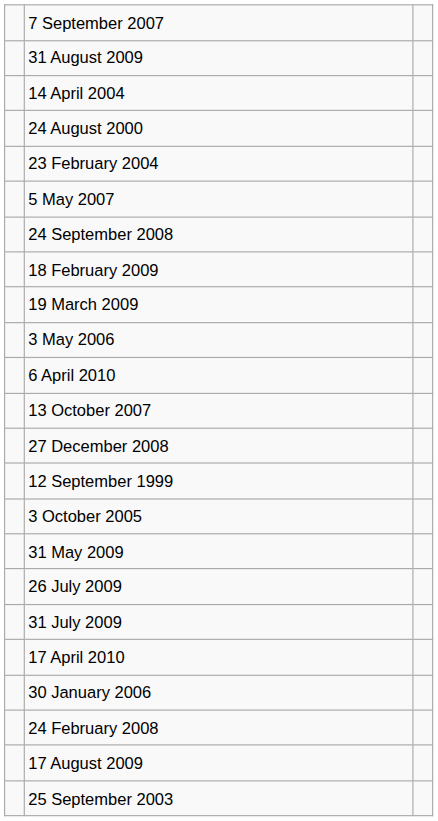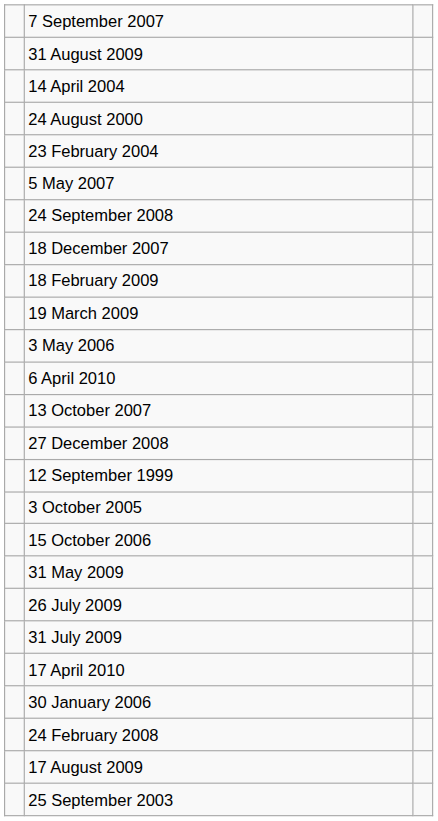+ row: (98, 248)
+ row: (90, 540)
